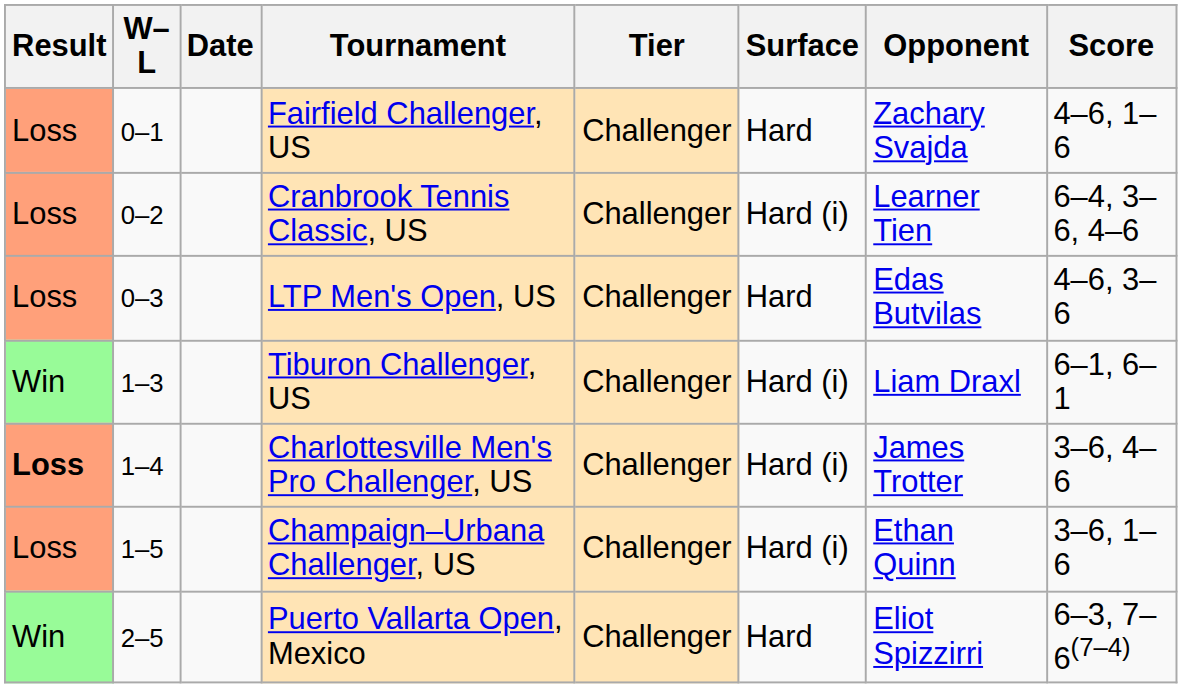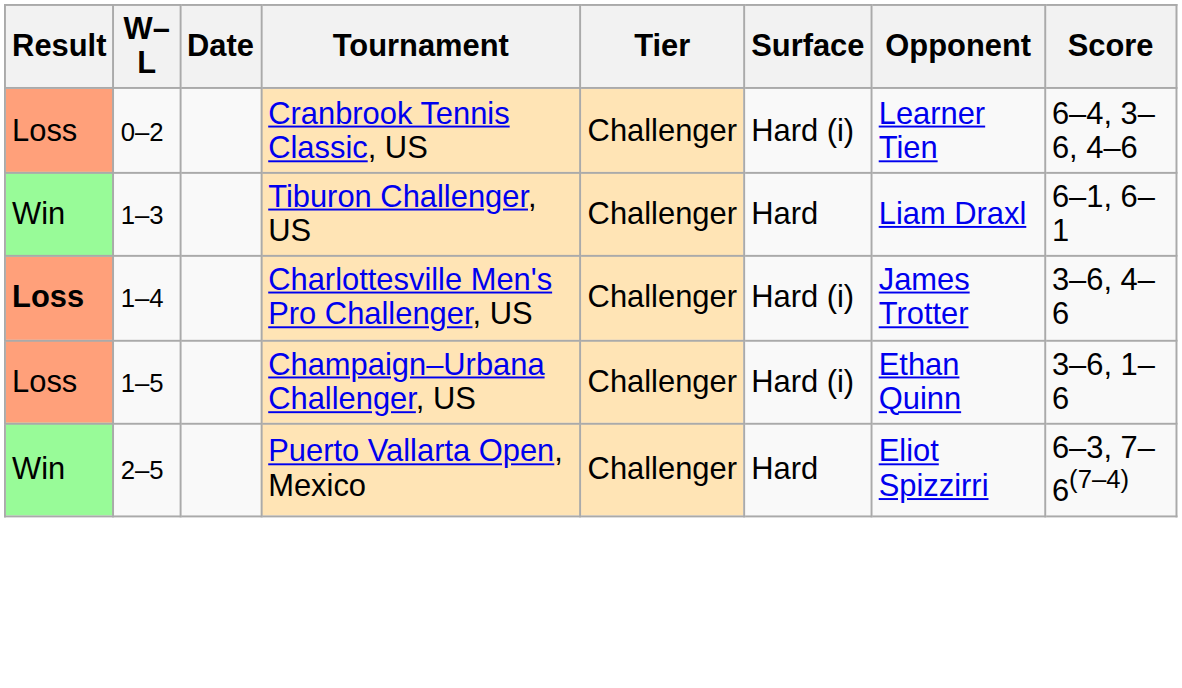- row: (405, 130)
- row: (412, 297)
(797, 381) Hard (i) -> (785, 213) Hard
